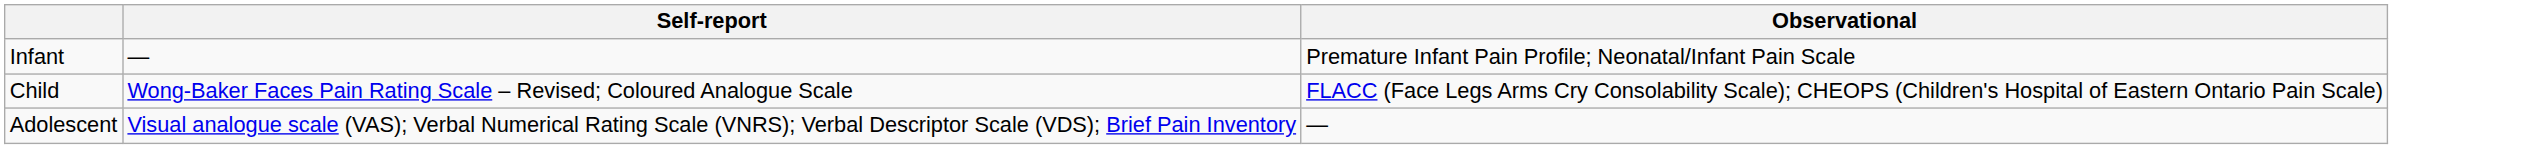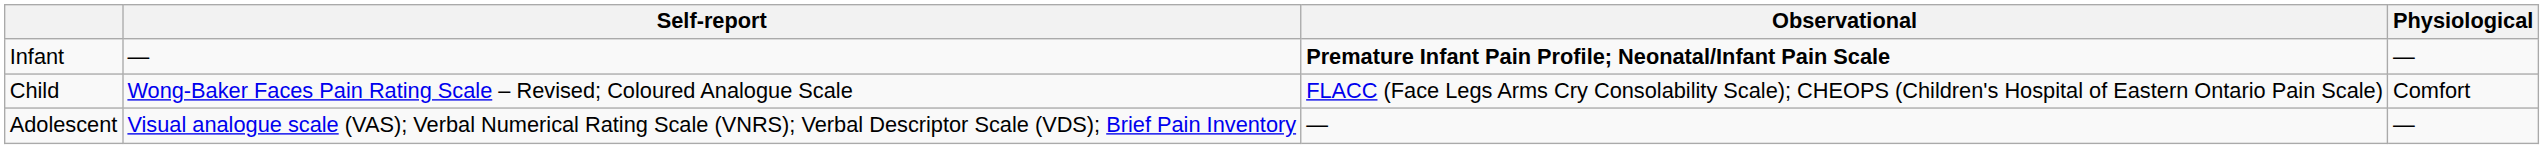+ column: (2463, 21)
(1581, 56) normal -> (1598, 56) bold
